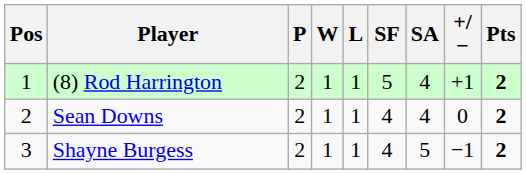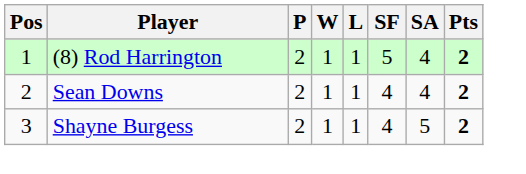- column: (463, 34)
